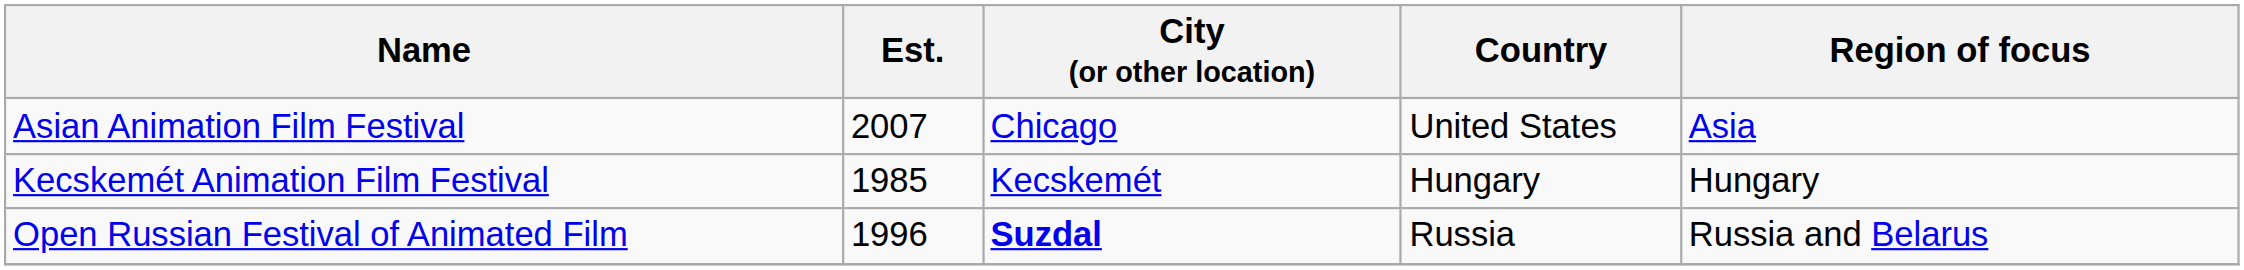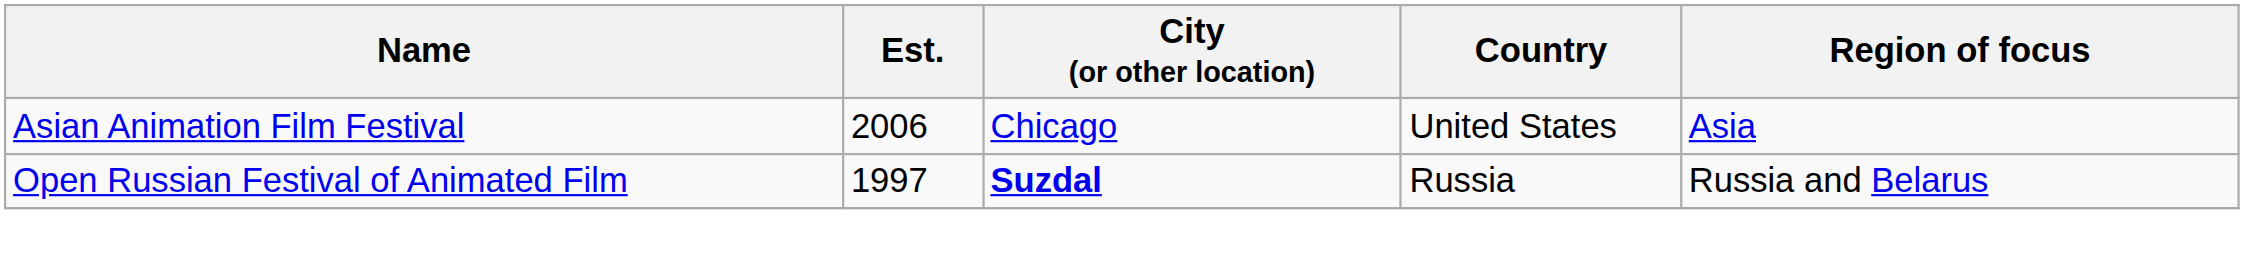(889, 125) 2007 -> (889, 125) 2006
- row: (281, 180)
(889, 235) 1996 -> (889, 180) 1997
